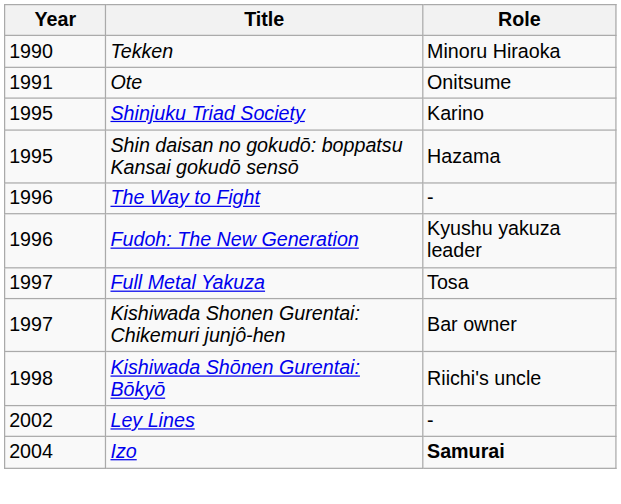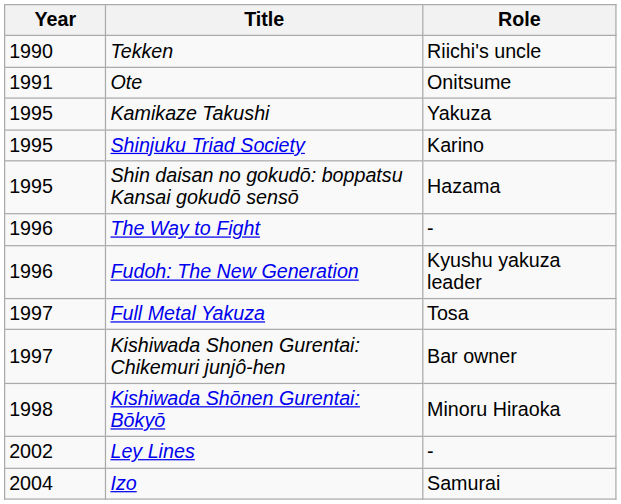(494, 51) Minoru Hiraoka -> (484, 51) Riichi's uncle
+ row: (190, 113)
(484, 378) Riichi's uncle -> (494, 409) Minoru Hiraoka
(466, 451) bold -> (464, 483) normal
